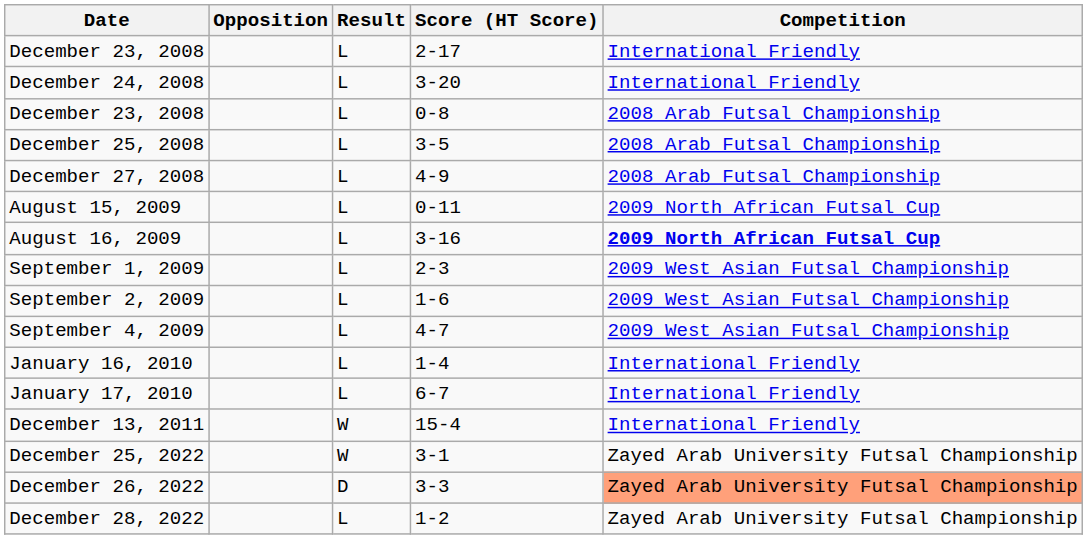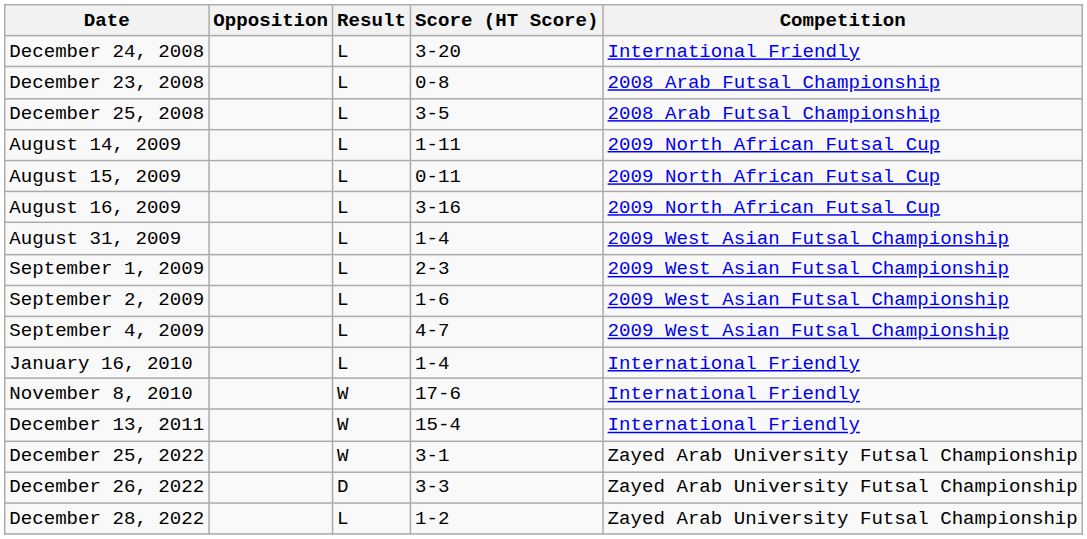- row: (107, 51)
- row: (107, 176)
+ row: (95, 145)
(774, 238) bold -> (774, 207) normal
+ row: (95, 238)
- row: (101, 394)
+ row: (101, 394)
(843, 487) lightsalmon background -> (843, 487) no background
